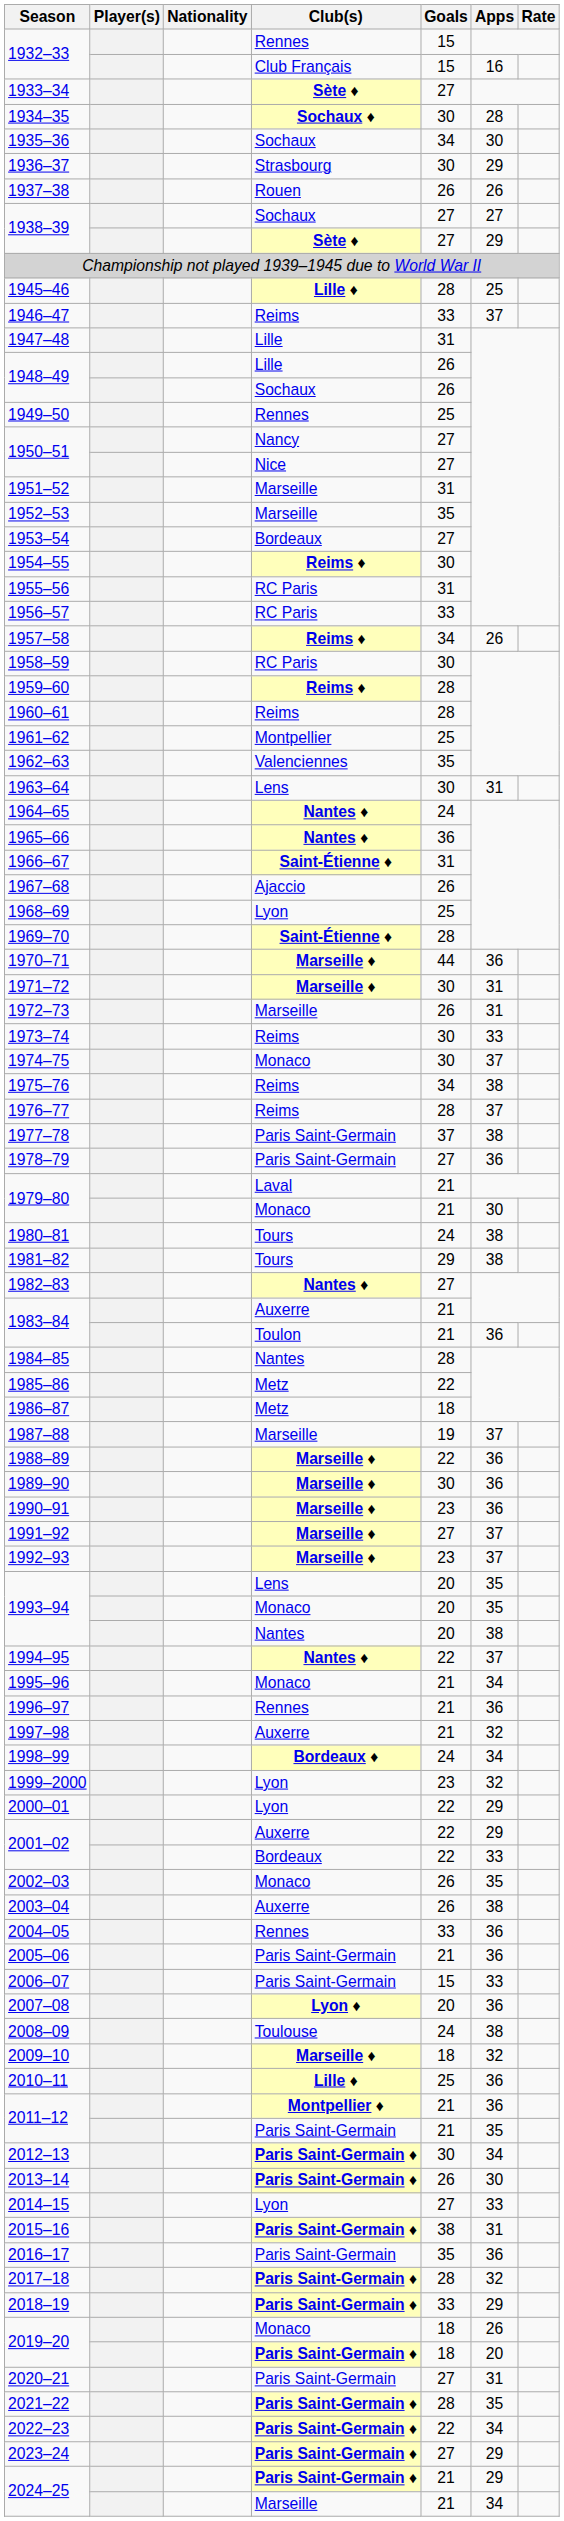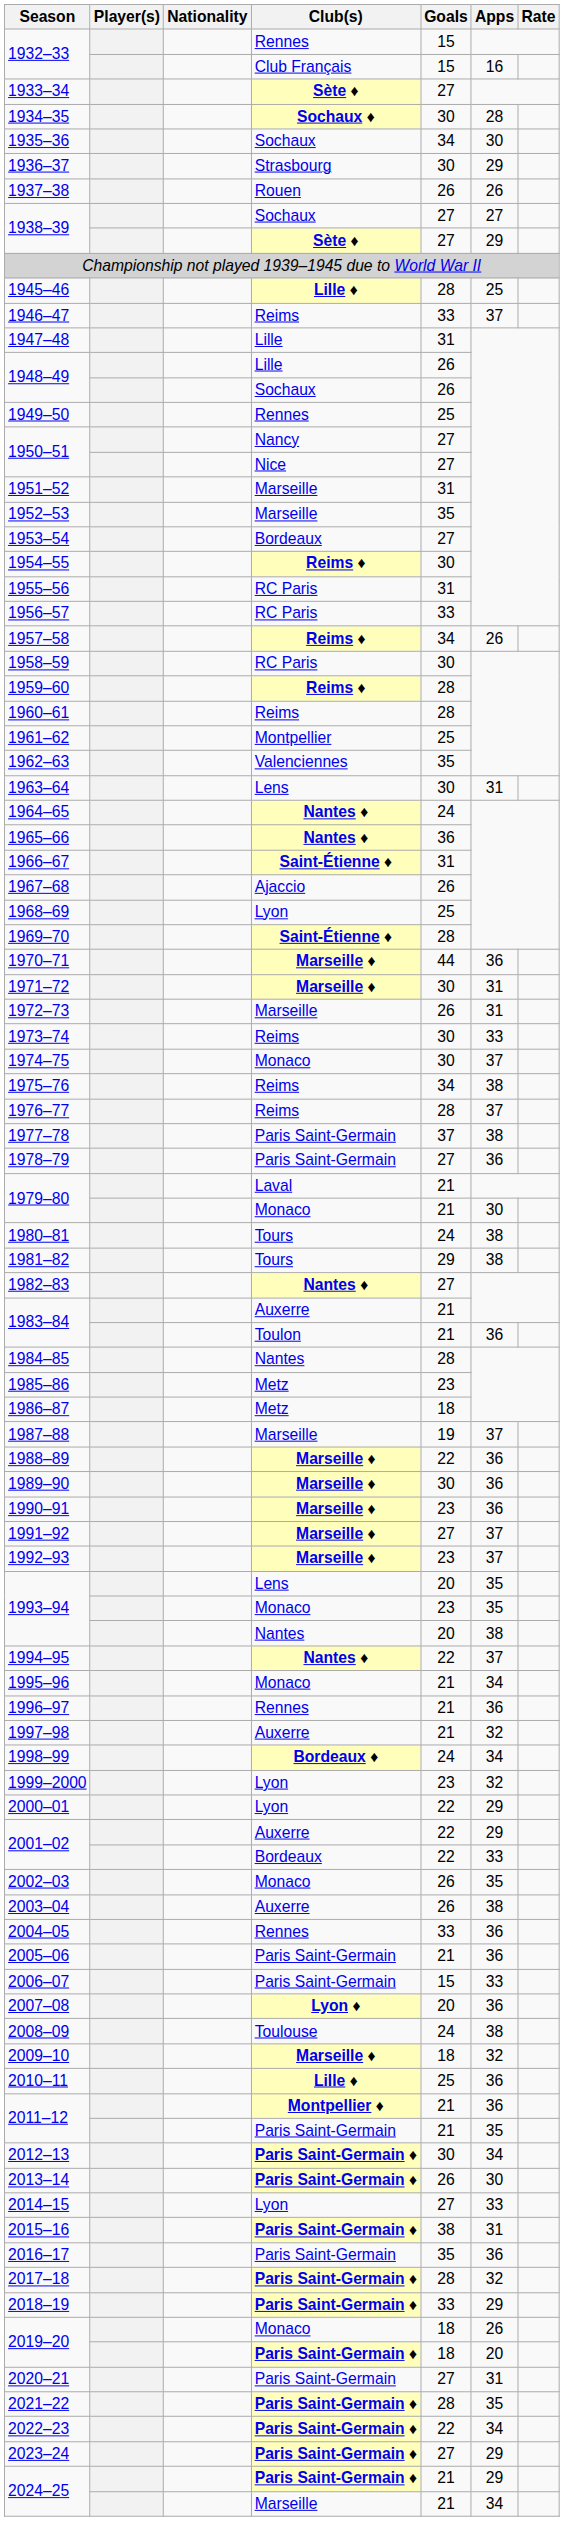(446, 1384) 22 -> (446, 1384) 23
(446, 1608) 20 -> (446, 1608) 23
